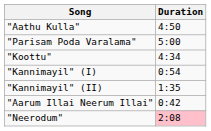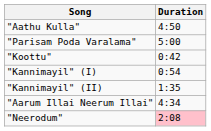(169, 58) 4:34 -> (169, 58) 0:42
(169, 103) 0:42 -> (169, 103) 4:34
